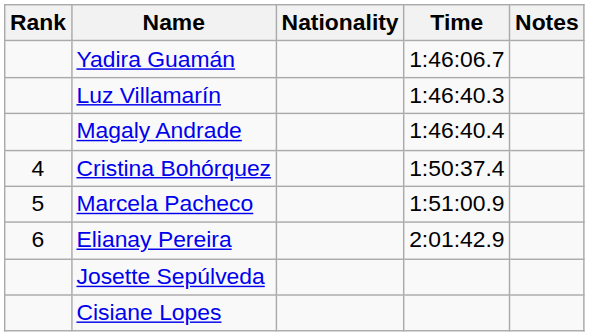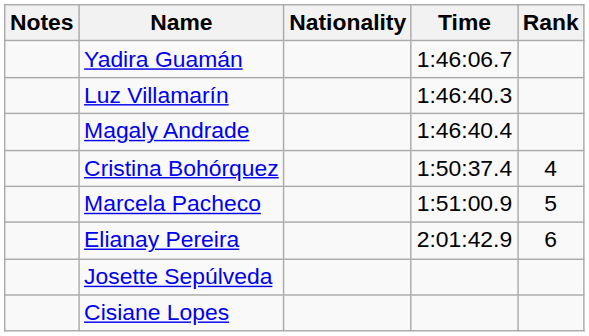columns swapped: (38, 22) <-> (547, 22)
